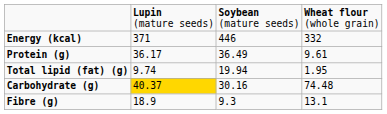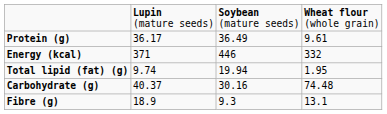rows swapped: (44, 39) <-> (39, 55)
(147, 86) gold background -> (147, 86) no background
